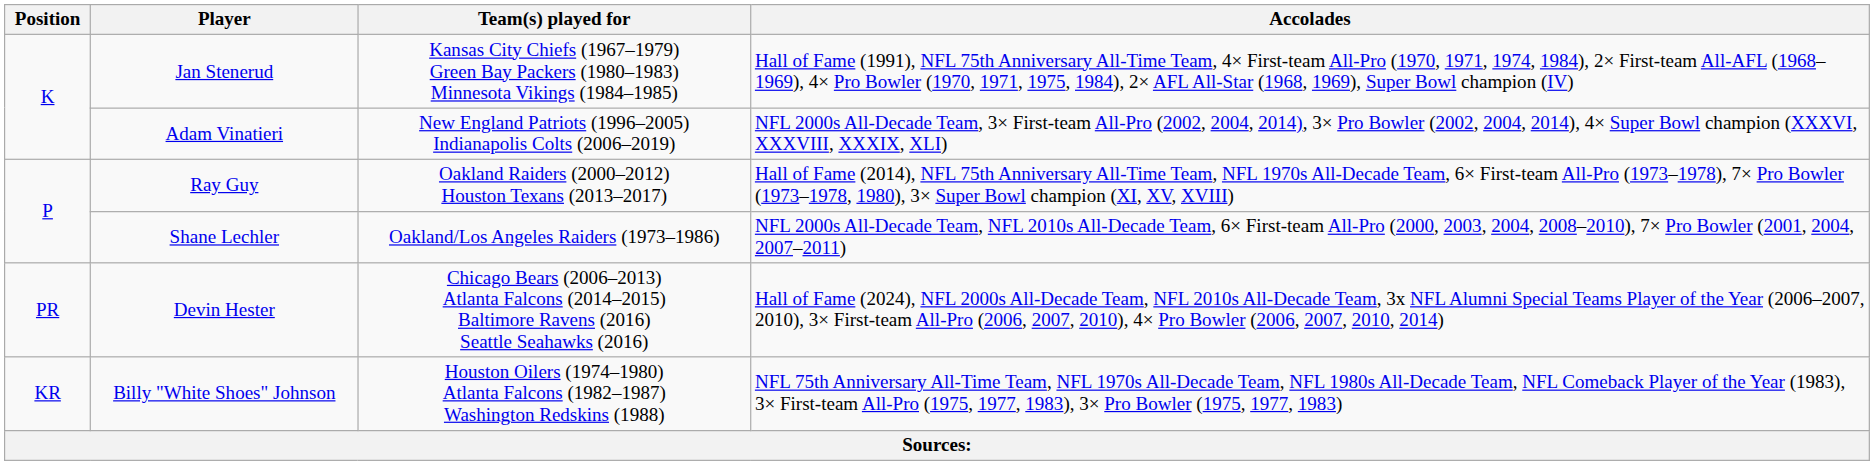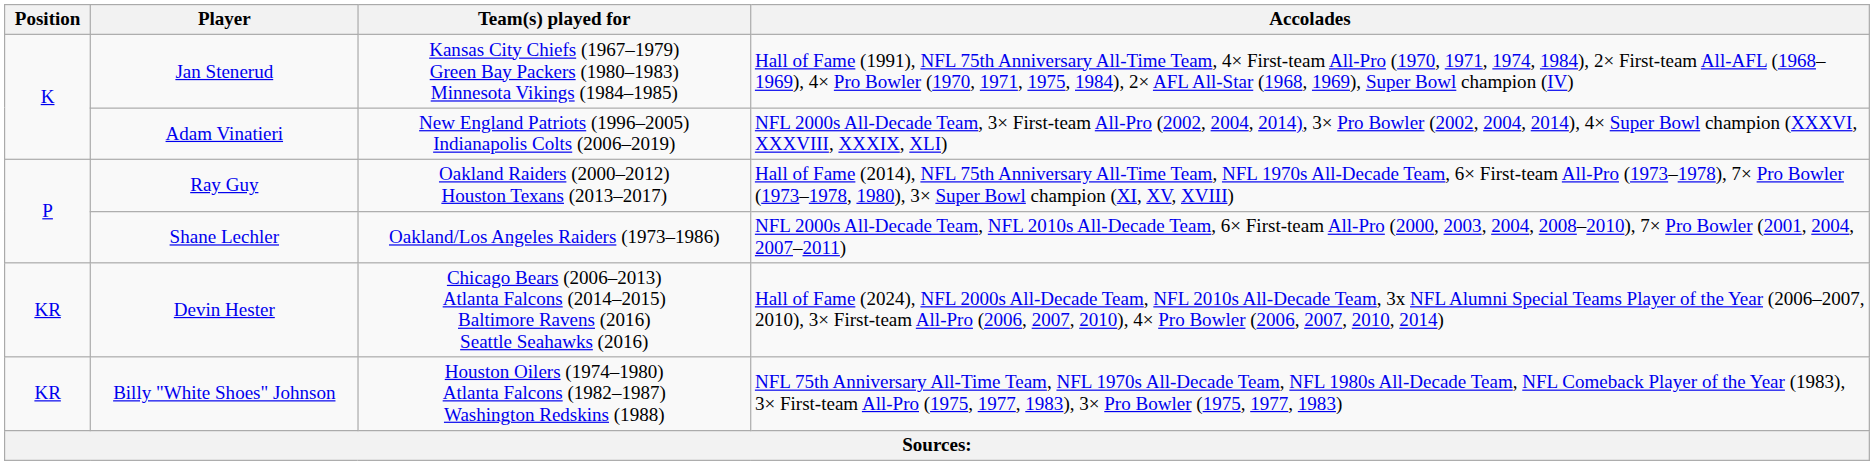(48, 309) PR -> (48, 309) KR
